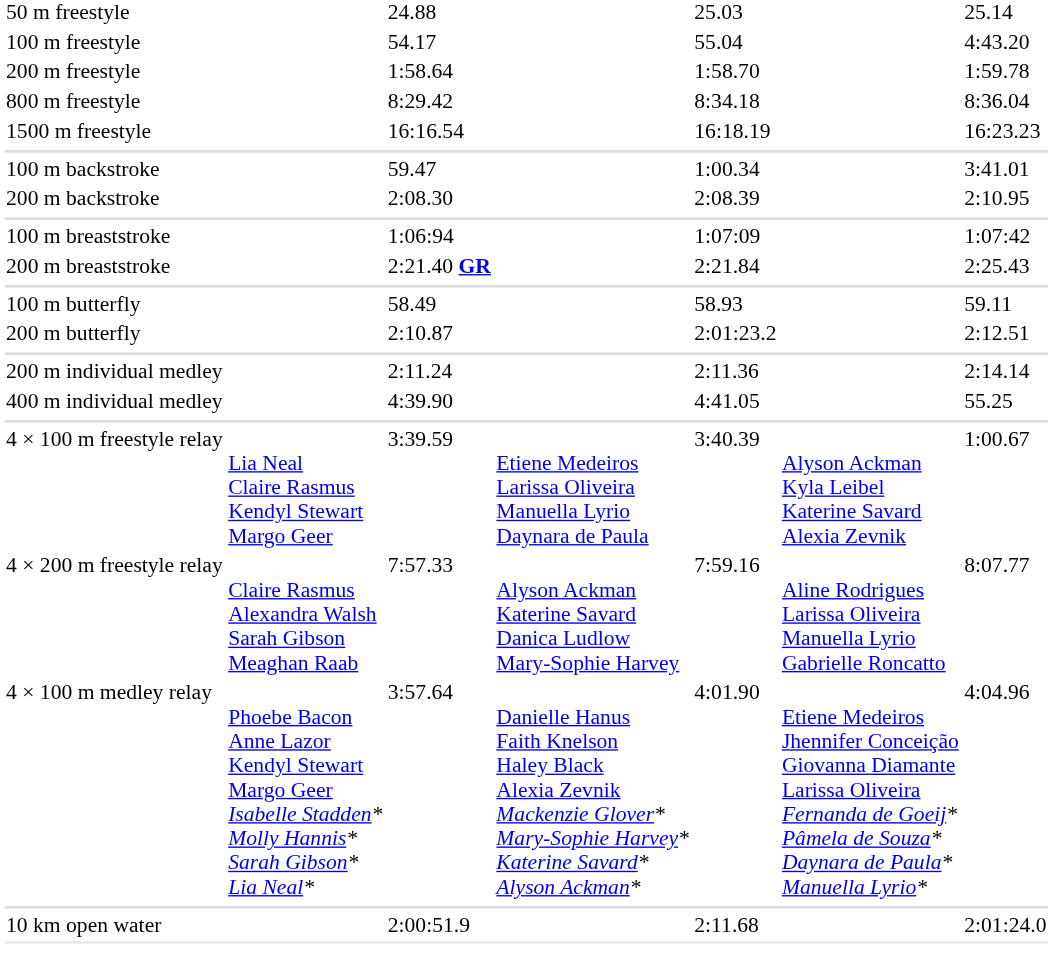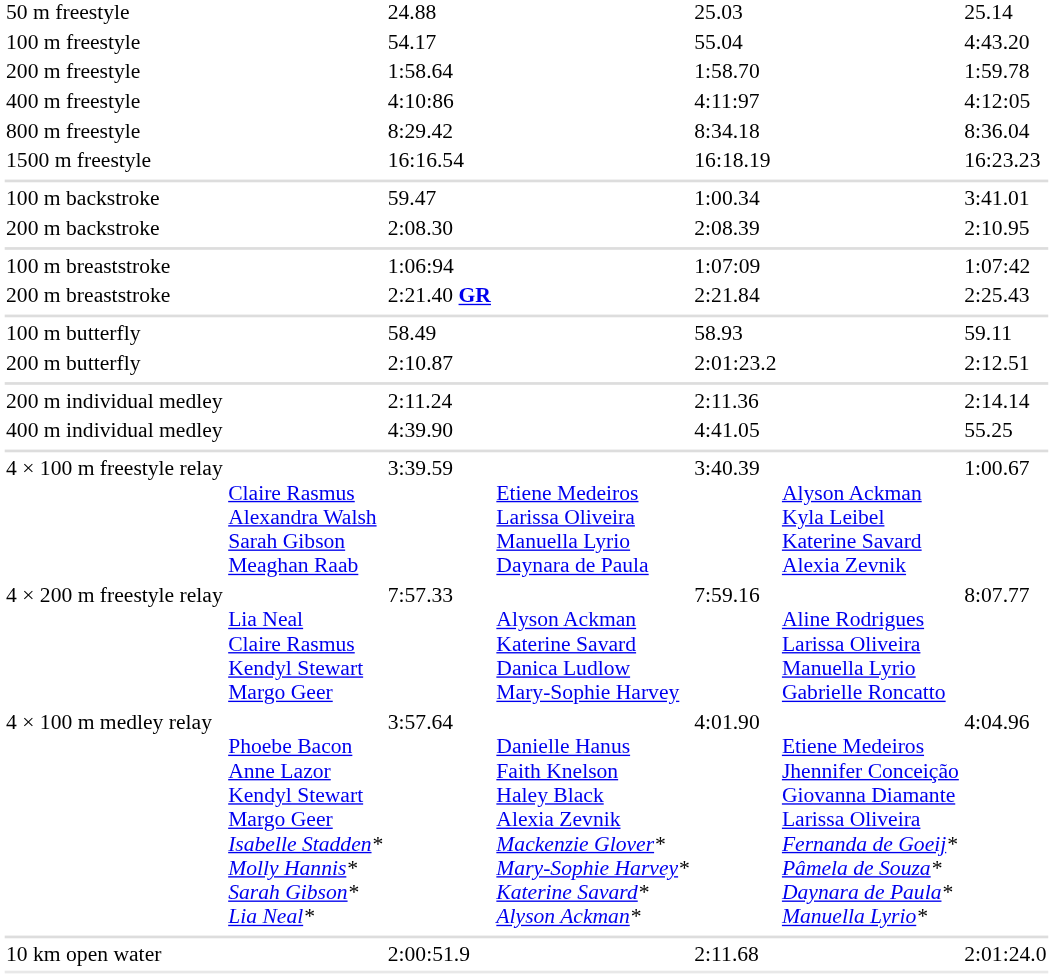+ row: (73, 101)
(296, 499) Lia Neal Claire Rasmus Kendyl Stewart Margo Geer -> (302, 529) Claire Rasmus Alexandra Walsh Sarah Gibson Meaghan Raab
(302, 626) Claire Rasmus Alexandra Walsh Sarah Gibson Meaghan Raab -> (296, 655) Lia Neal Claire Rasmus Kendyl Stewart Margo Geer
